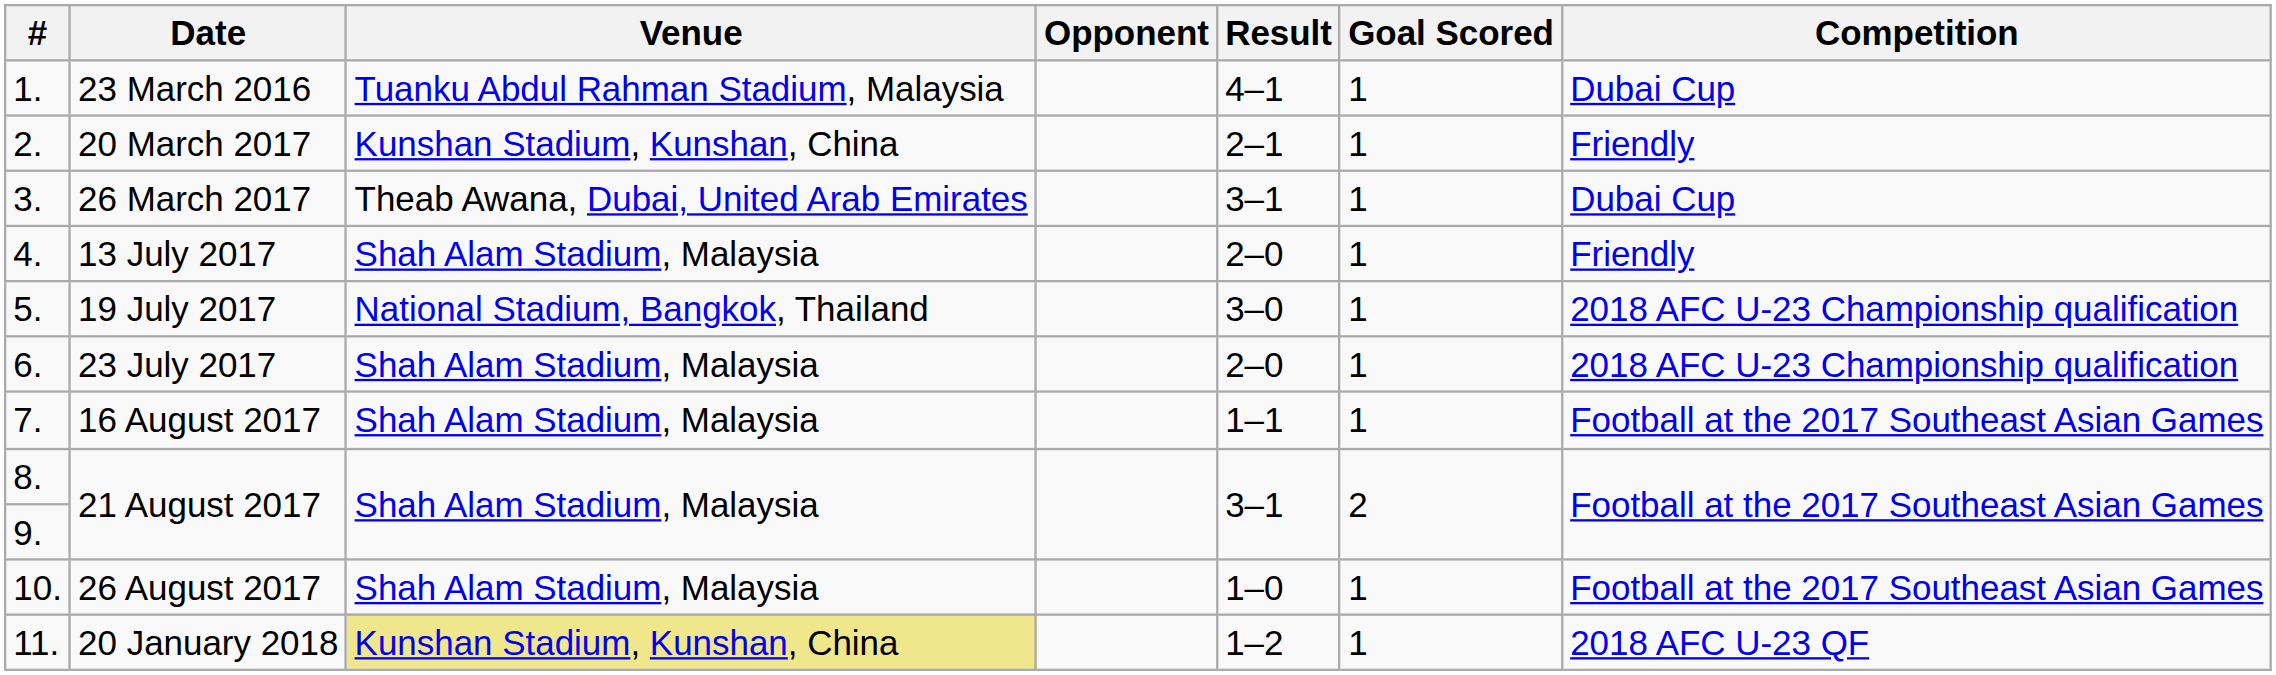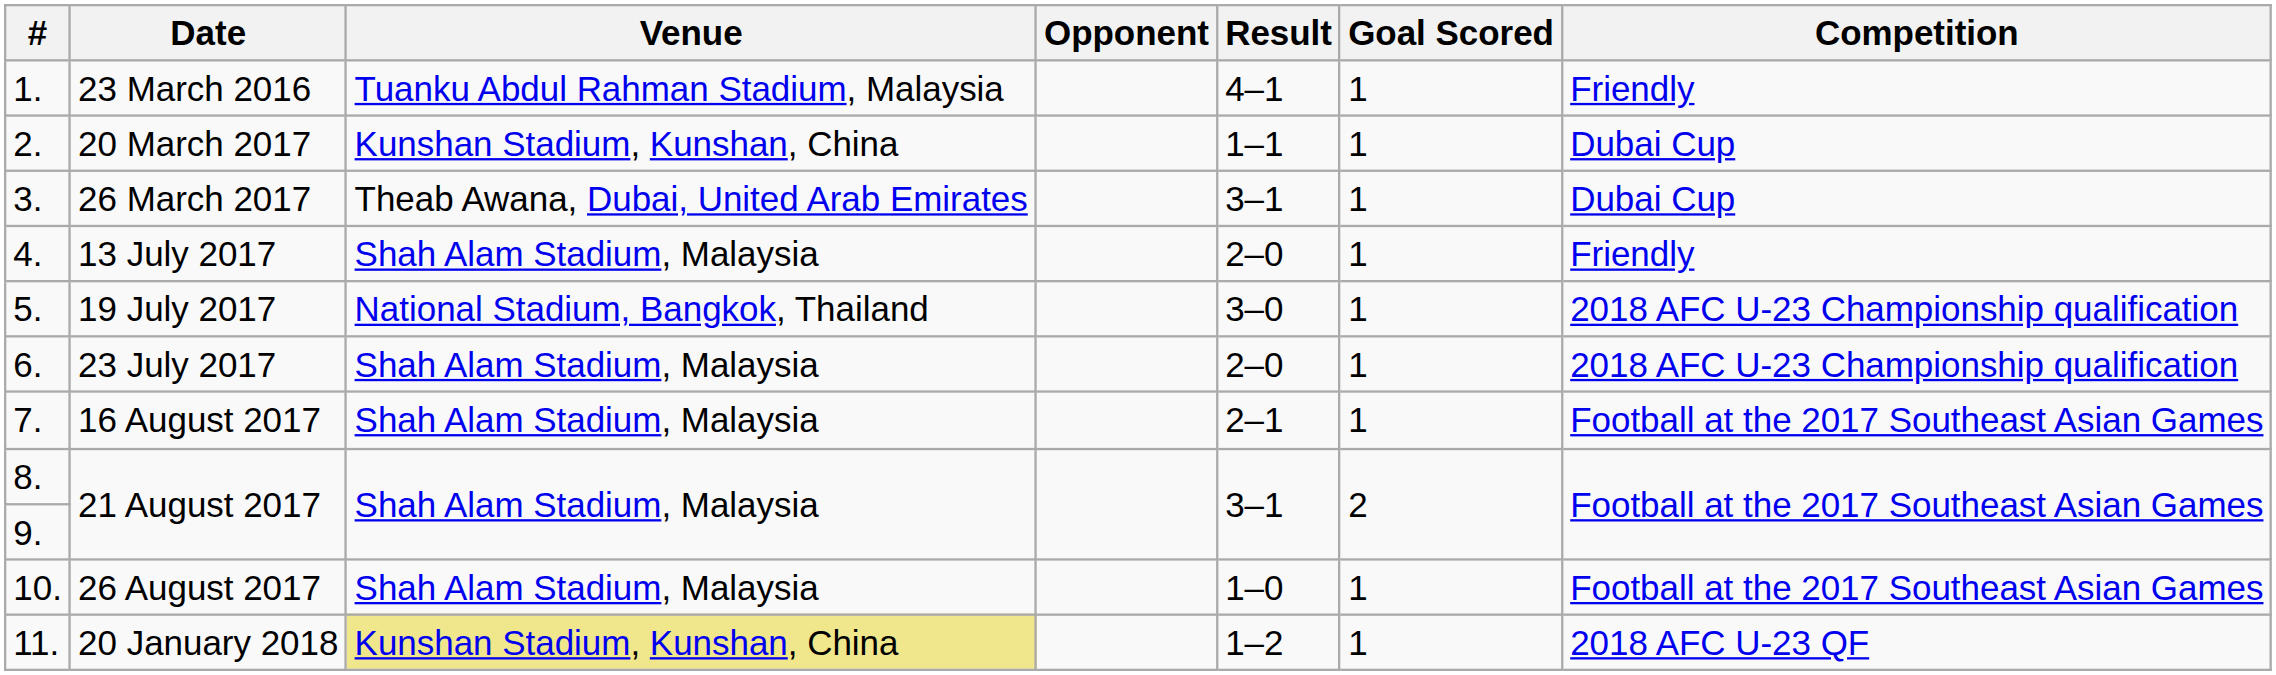(1653, 88) Dubai Cup -> (1632, 88) Friendly
(1254, 144) 2–1 -> (1254, 144) 1–1
(1632, 144) Friendly -> (1653, 144) Dubai Cup
(1254, 420) 1–1 -> (1254, 420) 2–1
